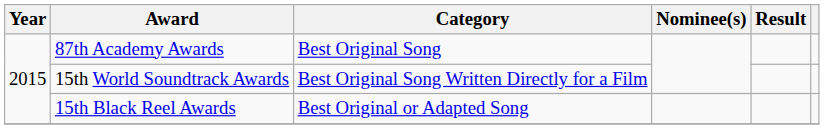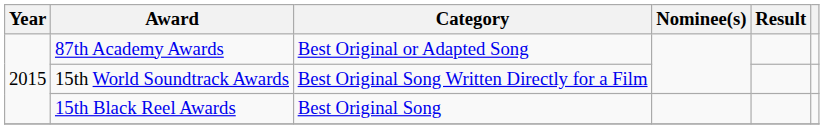(369, 49) Best Original Song -> (413, 49) Best Original or Adapted Song
(413, 108) Best Original or Adapted Song -> (369, 108) Best Original Song
